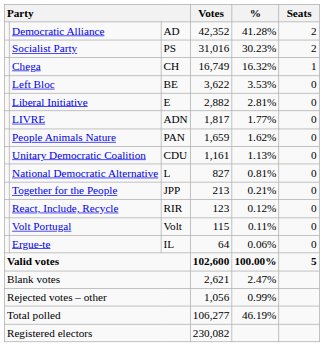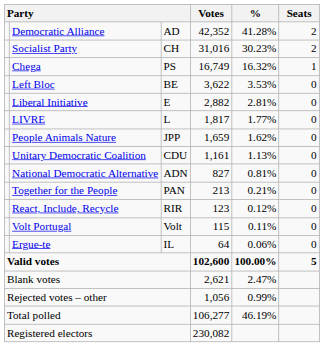(170, 48) PS -> (171, 48) CH
(171, 66) CH -> (170, 66) PS
(176, 119) ADN -> (167, 119) L
(174, 137) PAN -> (172, 137) JPP
(167, 173) L -> (176, 173) ADN
(172, 191) JPP -> (174, 191) PAN
